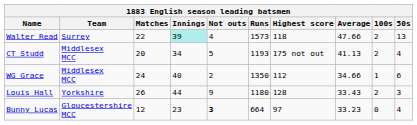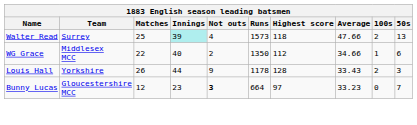(140, 36) 22 -> (140, 36) 25
- row: (25, 53)
(140, 75) 24 -> (140, 53) 22
(260, 92) 1180 -> (260, 71) 1178
(399, 109) 4 -> (399, 88) 7
